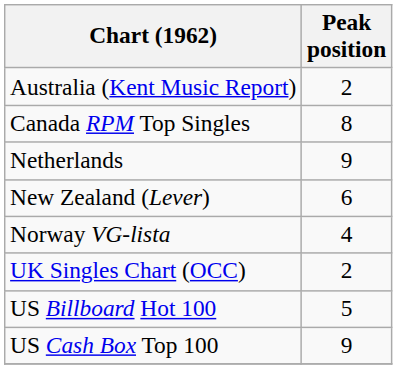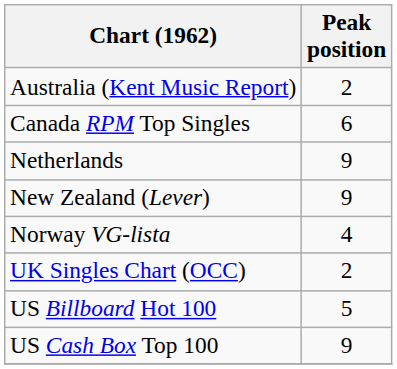(347, 123) 8 -> (347, 123) 6
(347, 197) 6 -> (347, 197) 9
